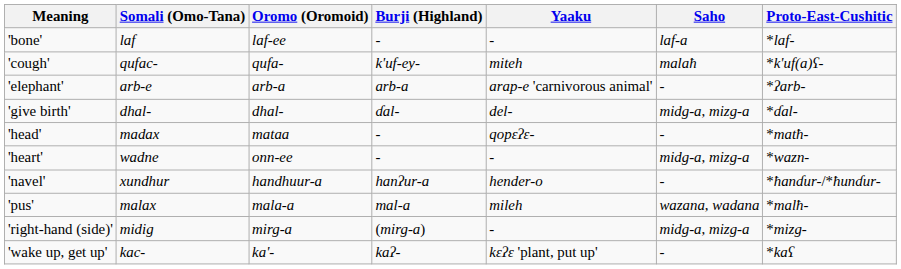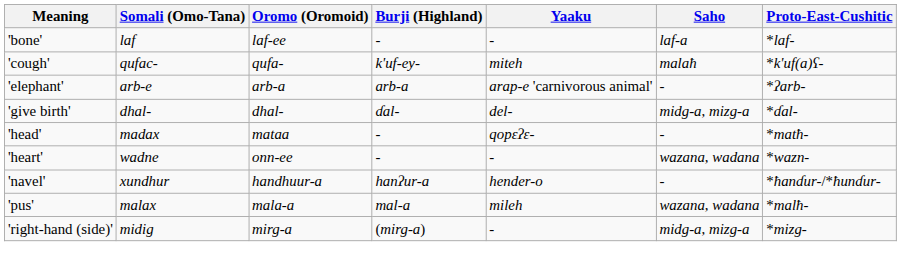(704, 157) midg-a, mizg-a -> (709, 157) wazana, wadana
- row: (58, 252)
